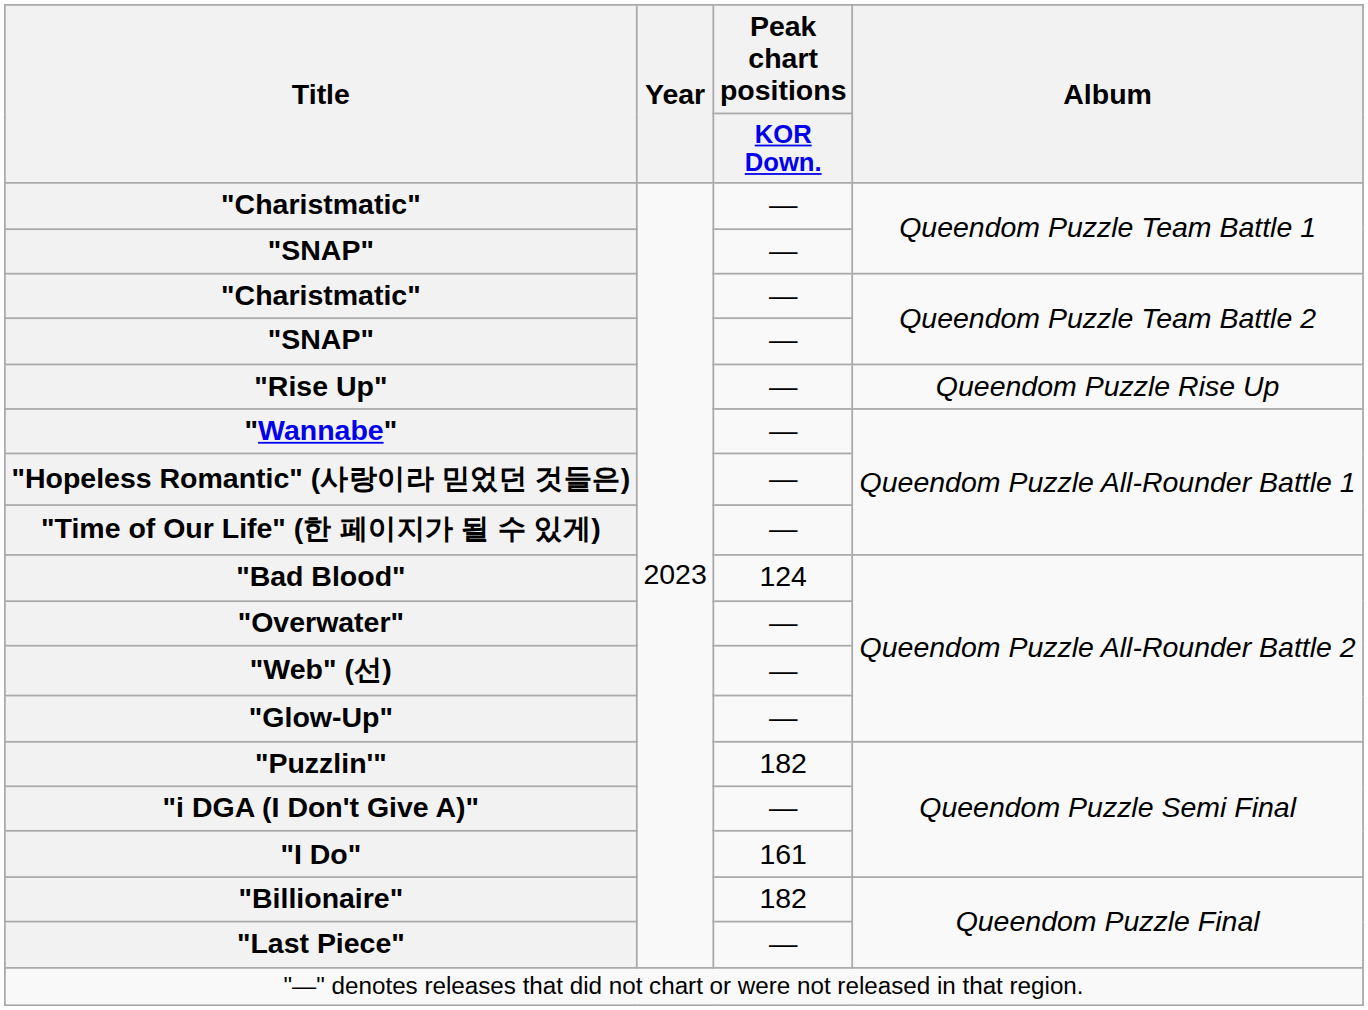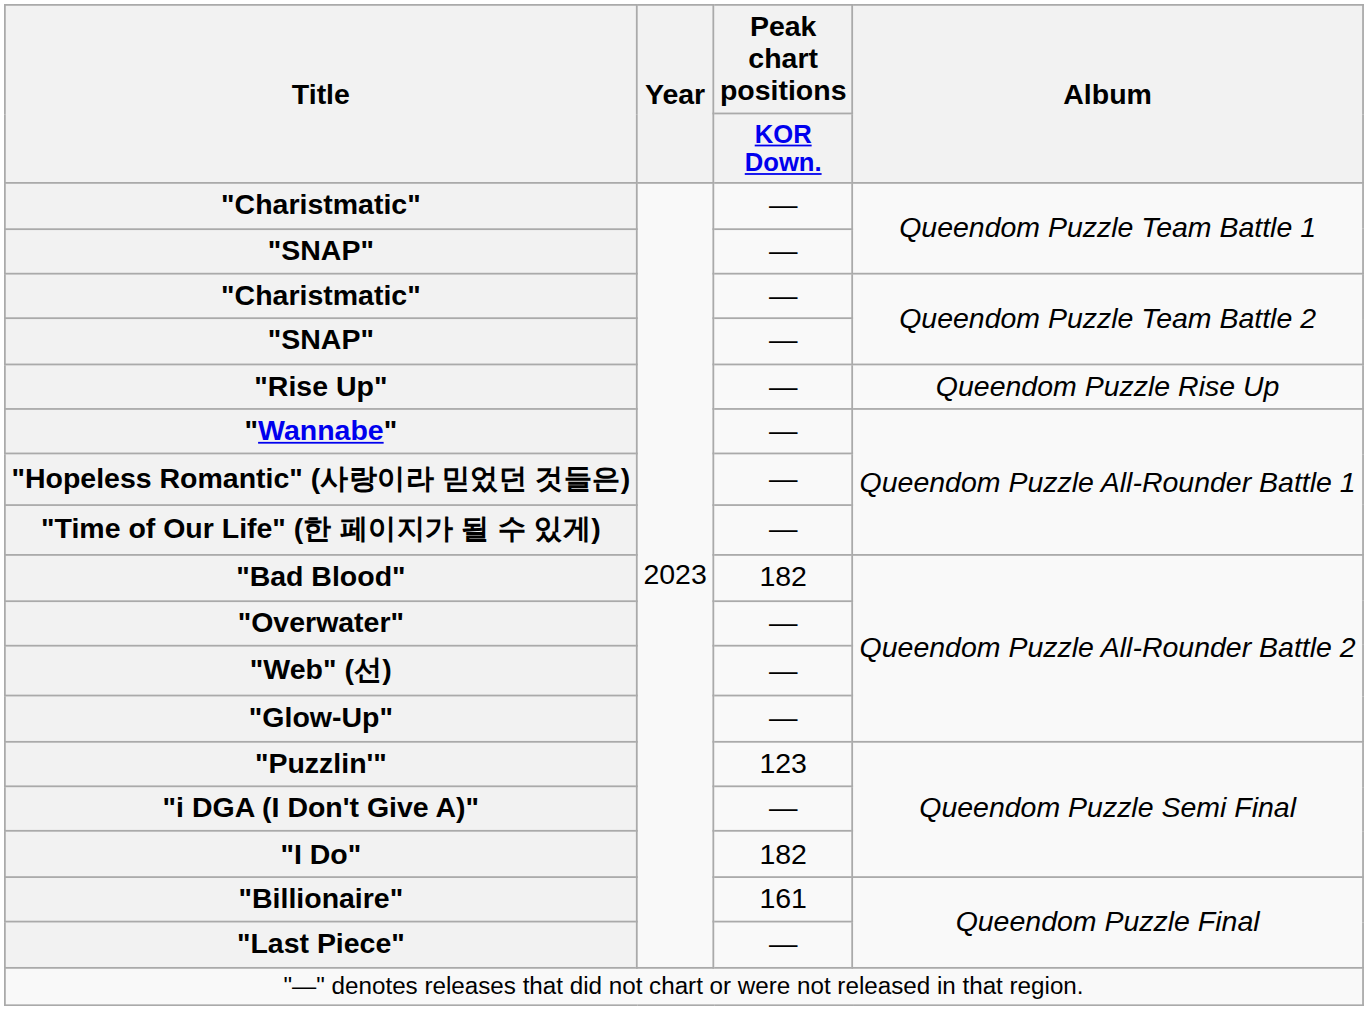(783, 577) 124 -> (783, 577) 182
(783, 763) 182 -> (783, 763) 123
(783, 853) 161 -> (783, 853) 182
(783, 898) 182 -> (783, 898) 161
